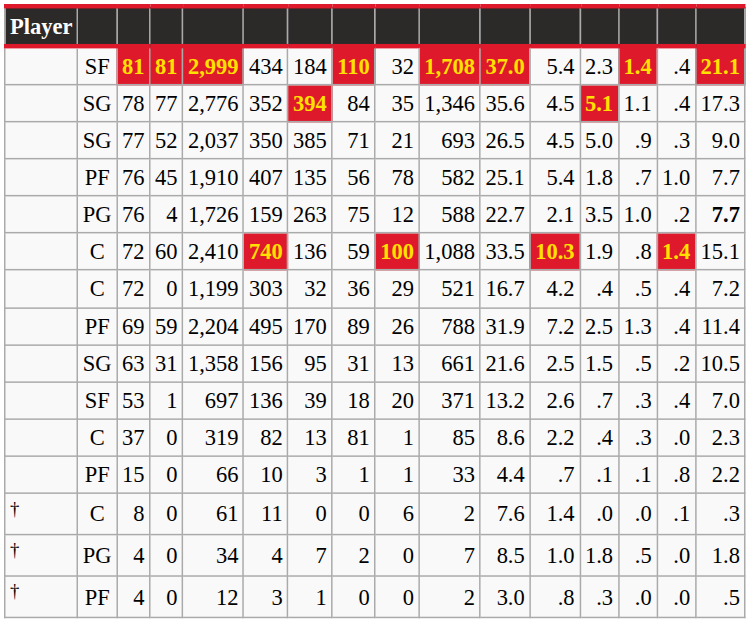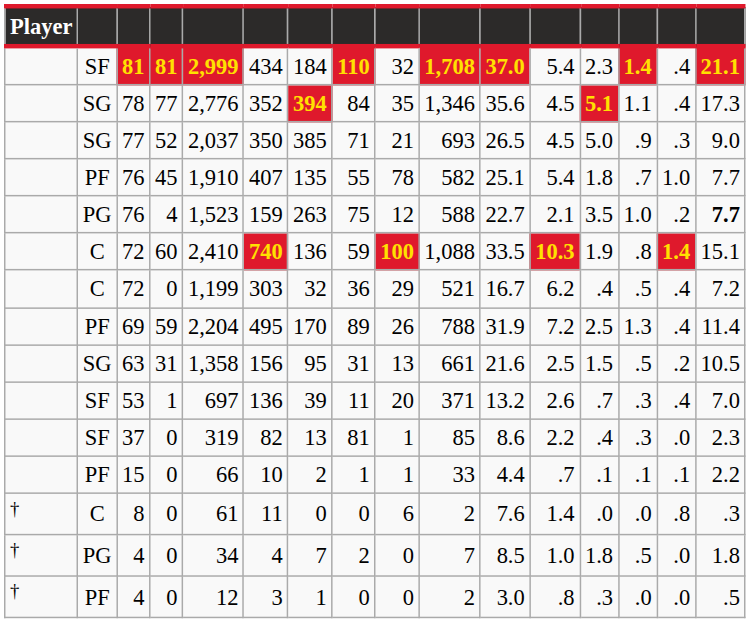(359, 177) 56 -> (359, 177) 55
(213, 214) 1,726 -> (213, 214) 1,523
(560, 288) 4.2 -> (560, 288) 6.2
(359, 400) 18 -> (359, 400) 11
(97, 437) C -> (97, 437) SF
(321, 474) 3 -> (321, 474) 2
(682, 474) .8 -> (682, 474) .1
(682, 513) .1 -> (682, 513) .8
